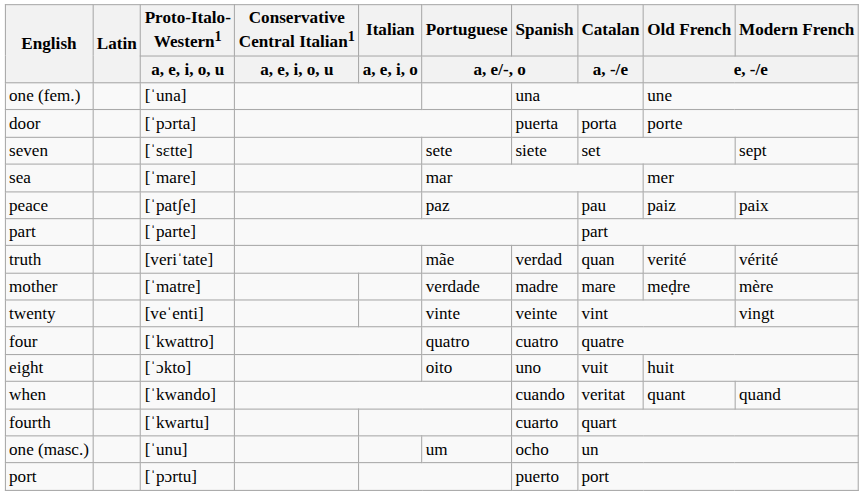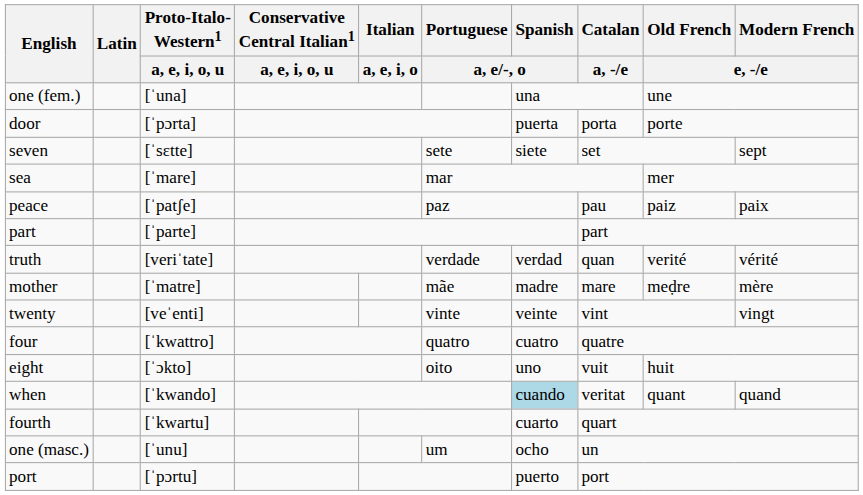(440, 259) mãe -> (453, 259) verdade
(453, 286) verdade -> (440, 286) mãe
(540, 395) no background -> (540, 395) lightblue background
